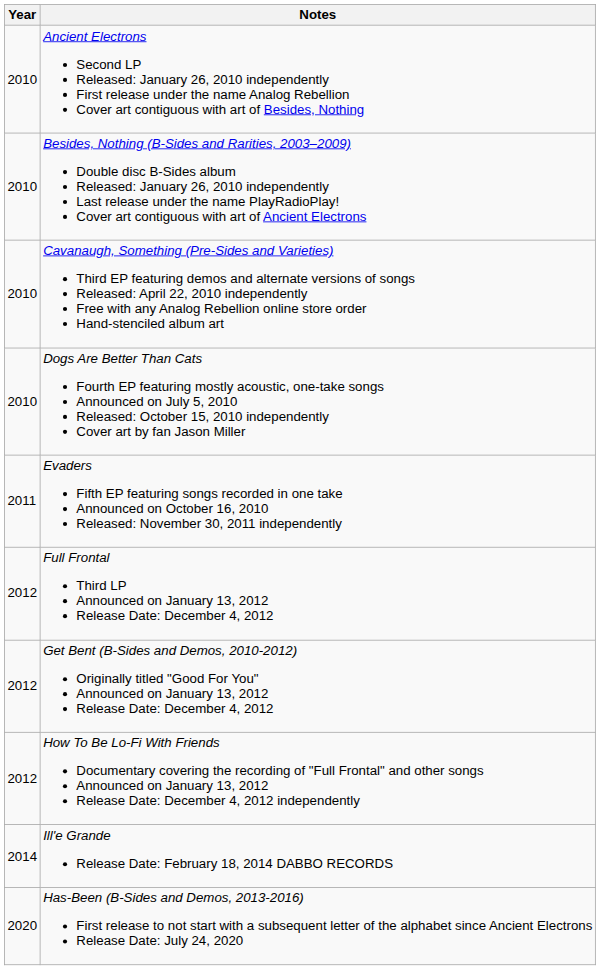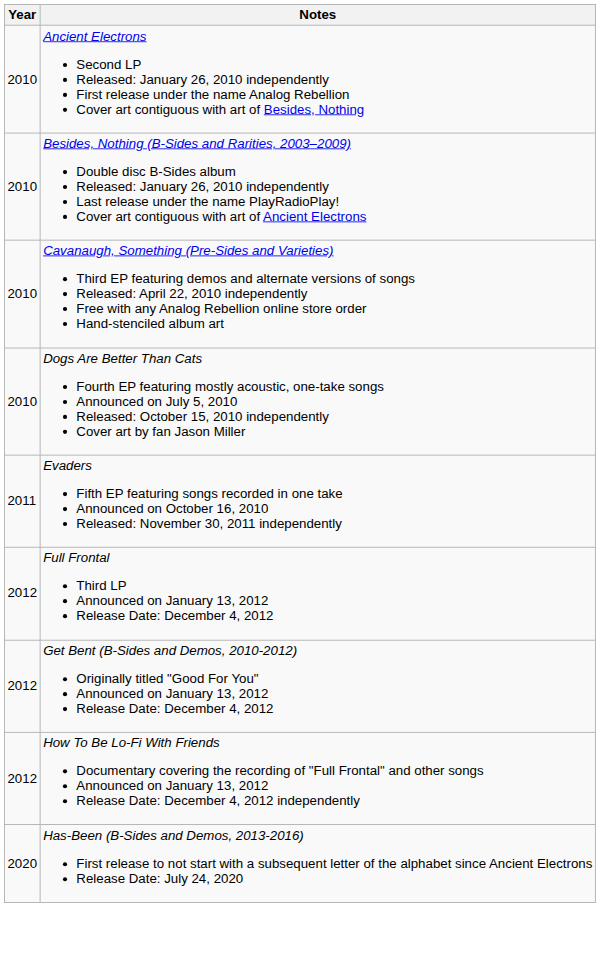- row: (318, 849)
